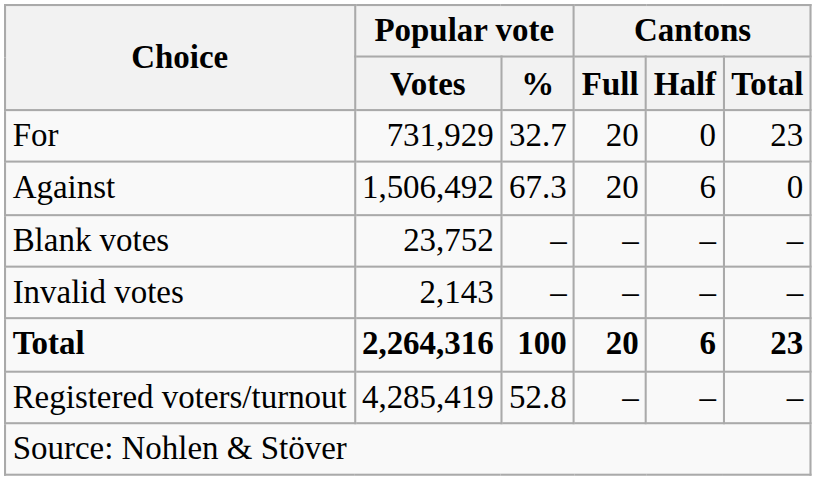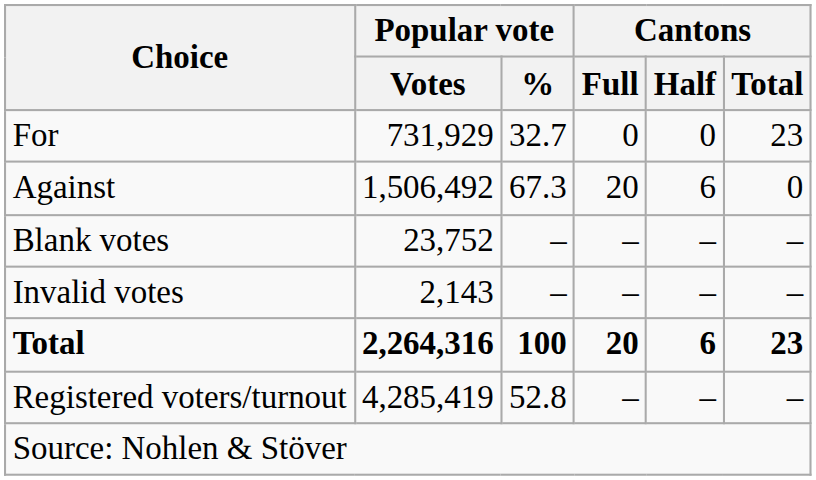(622, 135) 20 -> (630, 135) 0
